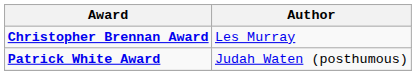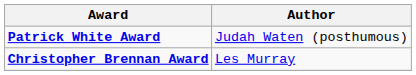rows swapped: (108, 37) <-> (84, 59)
